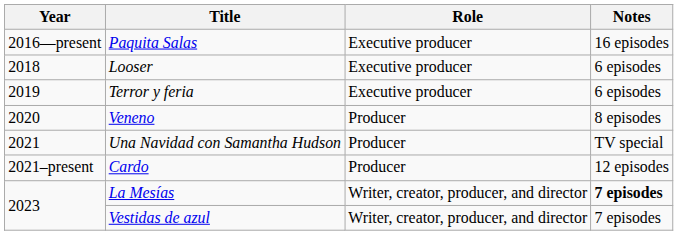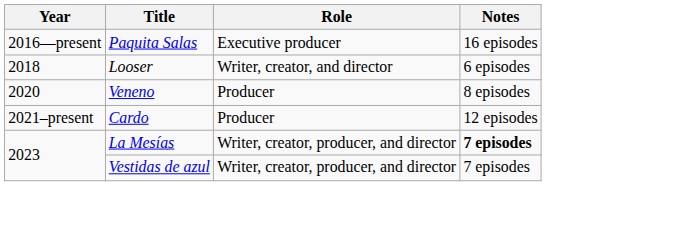(410, 67) Executive producer -> (305, 67) Writer, creator, and director
- row: (151, 92)
- row: (225, 142)
